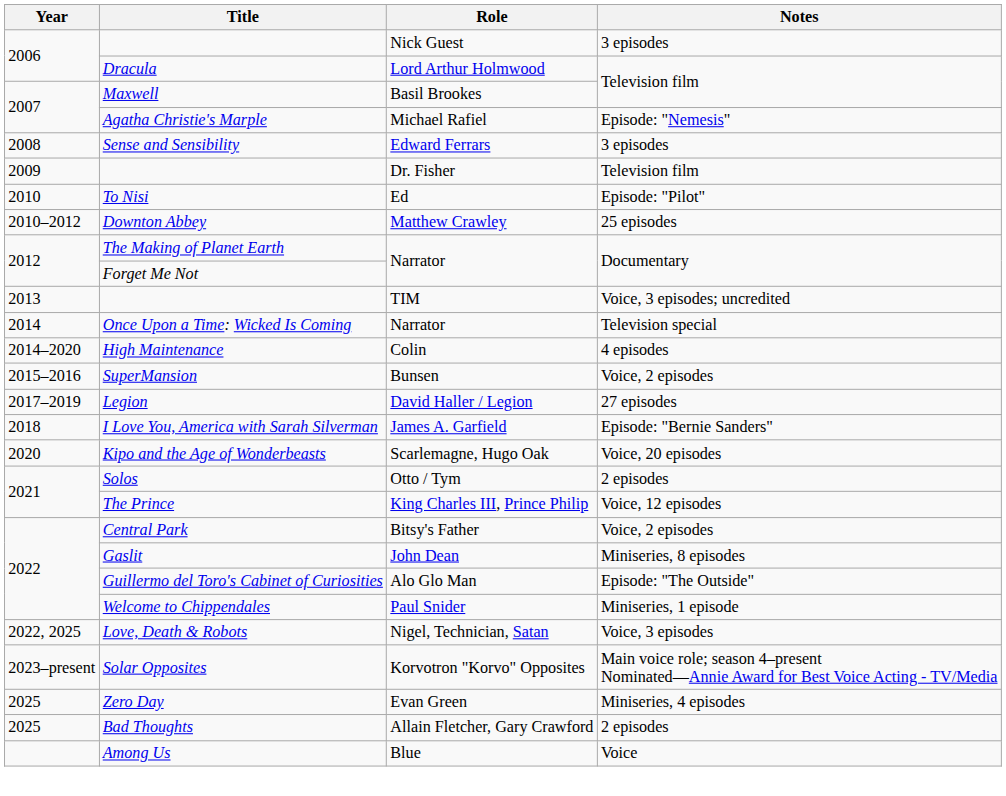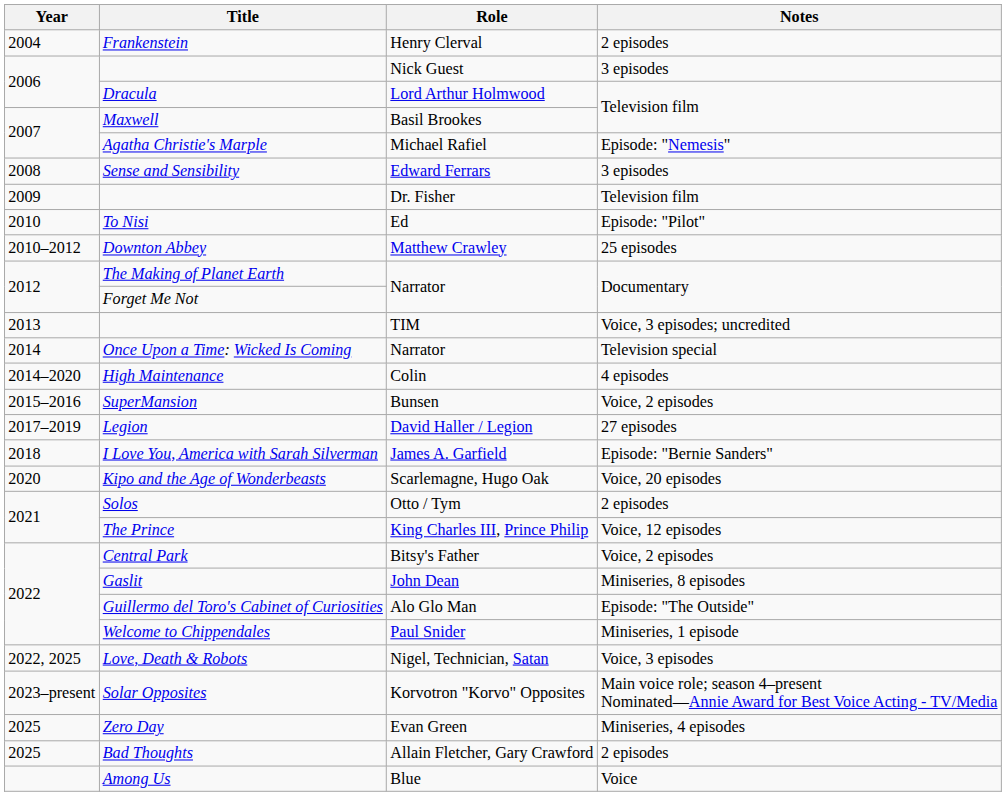+ row: (145, 42)
